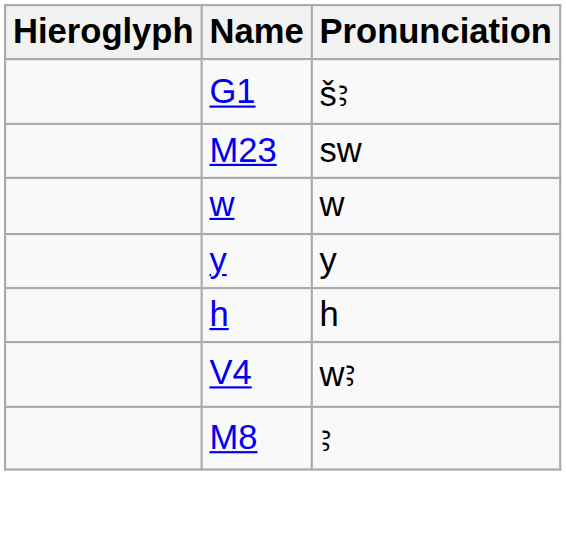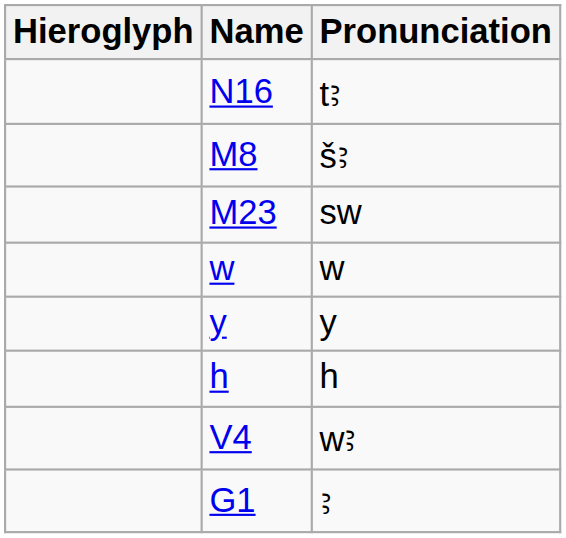+ row: (330, 93)
(233, 91) G1 -> (233, 154) M8
(233, 437) M8 -> (233, 500) G1
